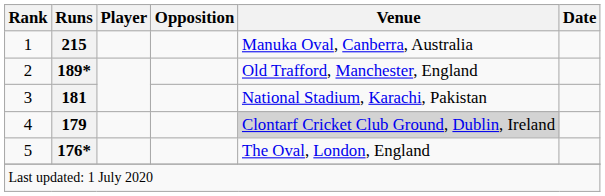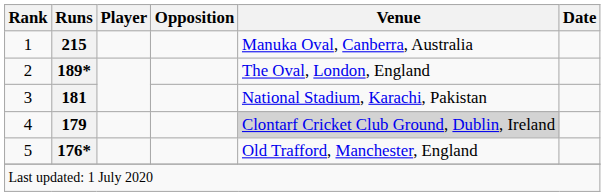(360, 71) Old Trafford, Manchester, England -> (336, 71) The Oval, London, England
(336, 151) The Oval, London, England -> (360, 151) Old Trafford, Manchester, England
